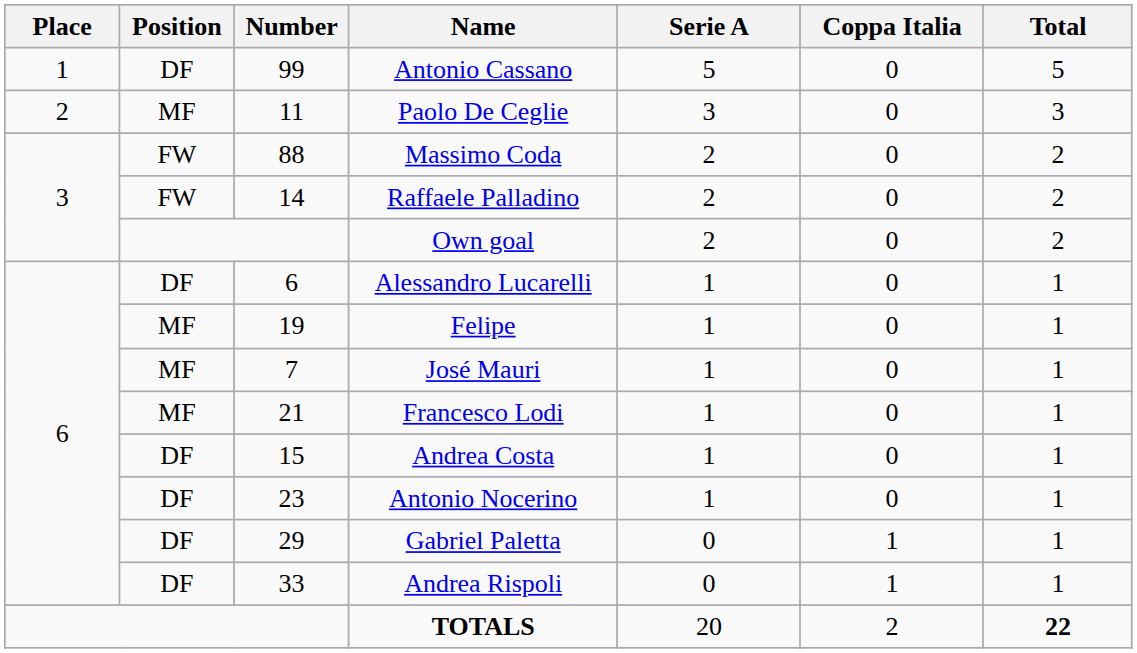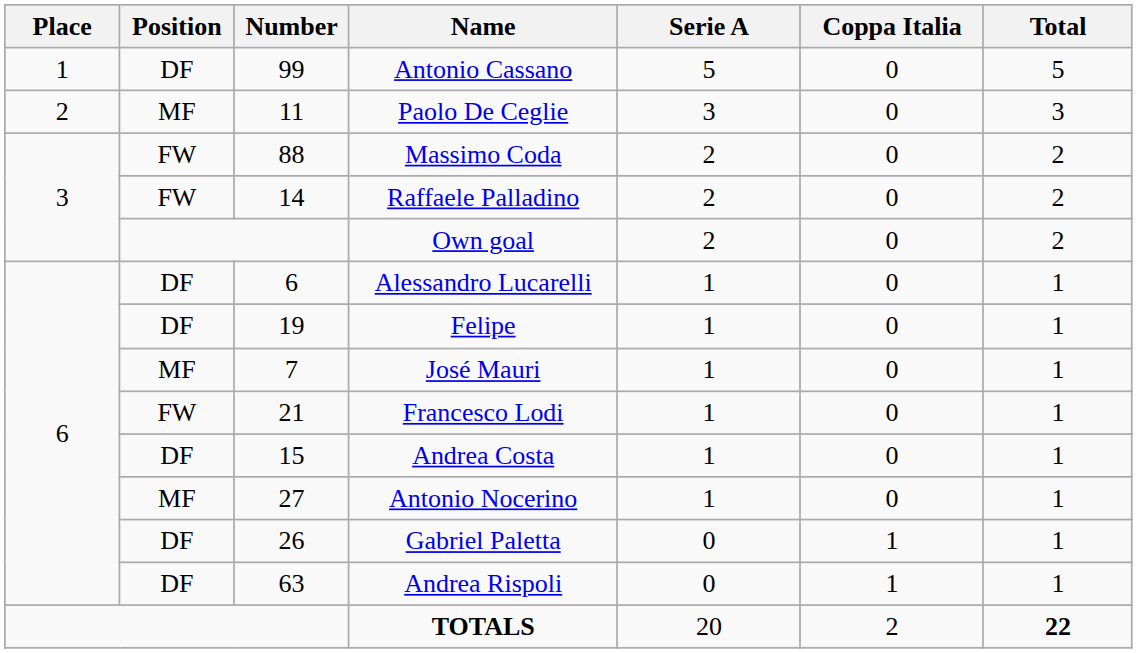(177, 326) MF -> (177, 326) DF
(177, 411) MF -> (177, 411) FW
(177, 497) DF -> (177, 497) MF
(292, 497) 23 -> (292, 497) 27
(292, 540) 29 -> (292, 540) 26
(292, 583) 33 -> (292, 583) 63
